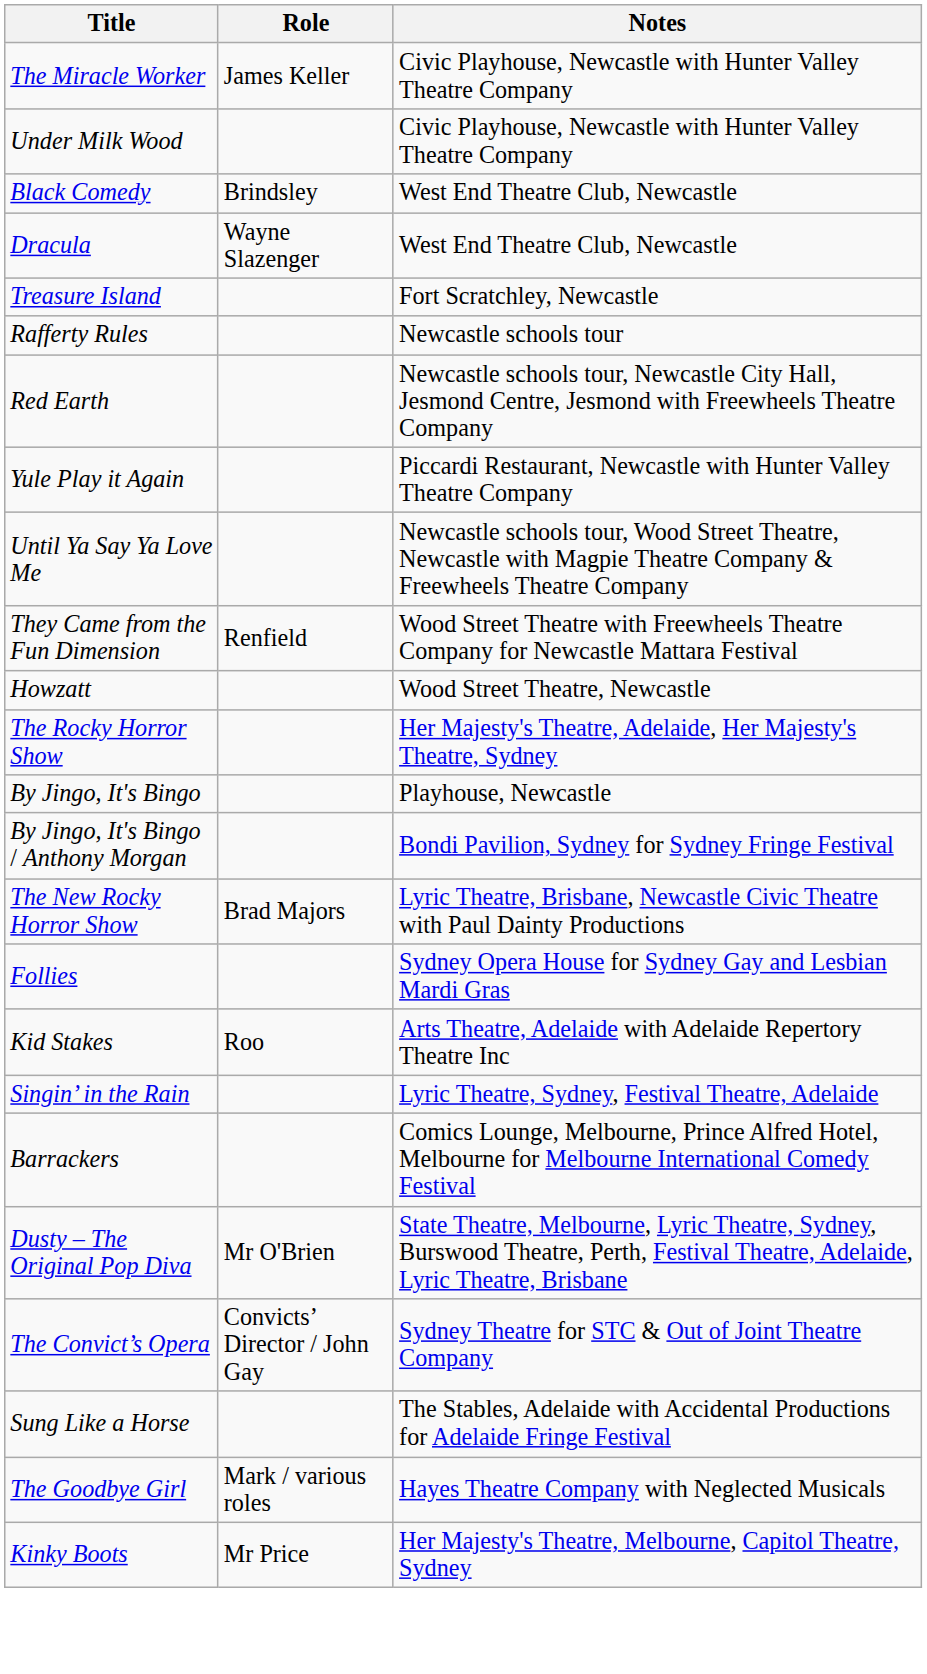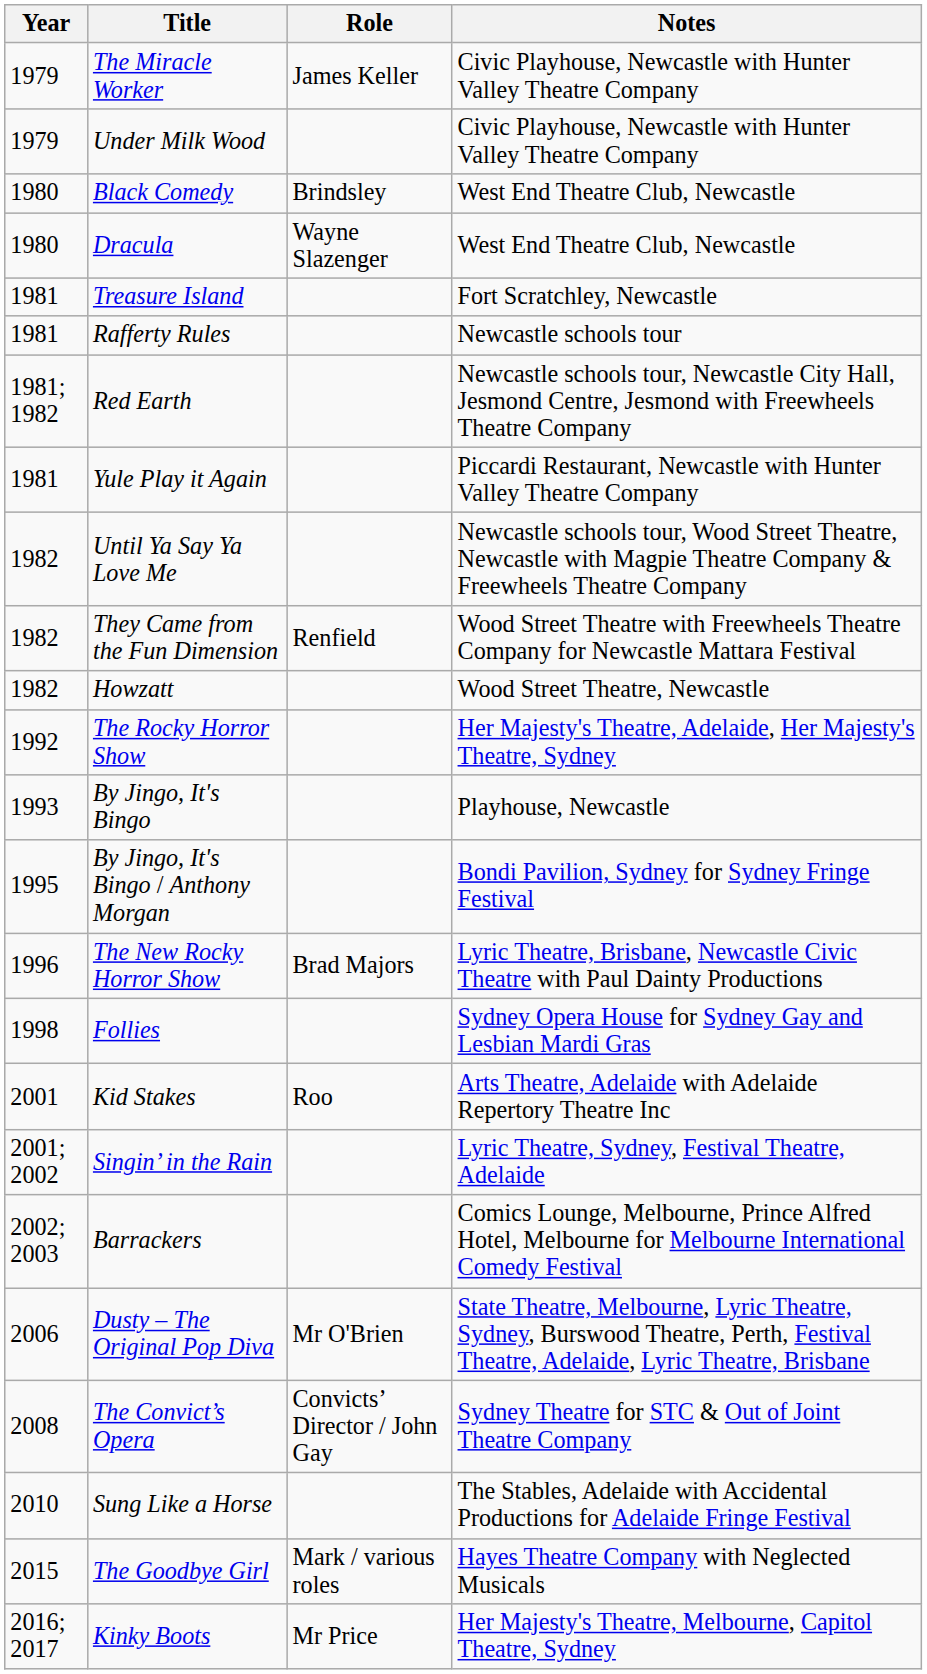+ column: (46, 23)
